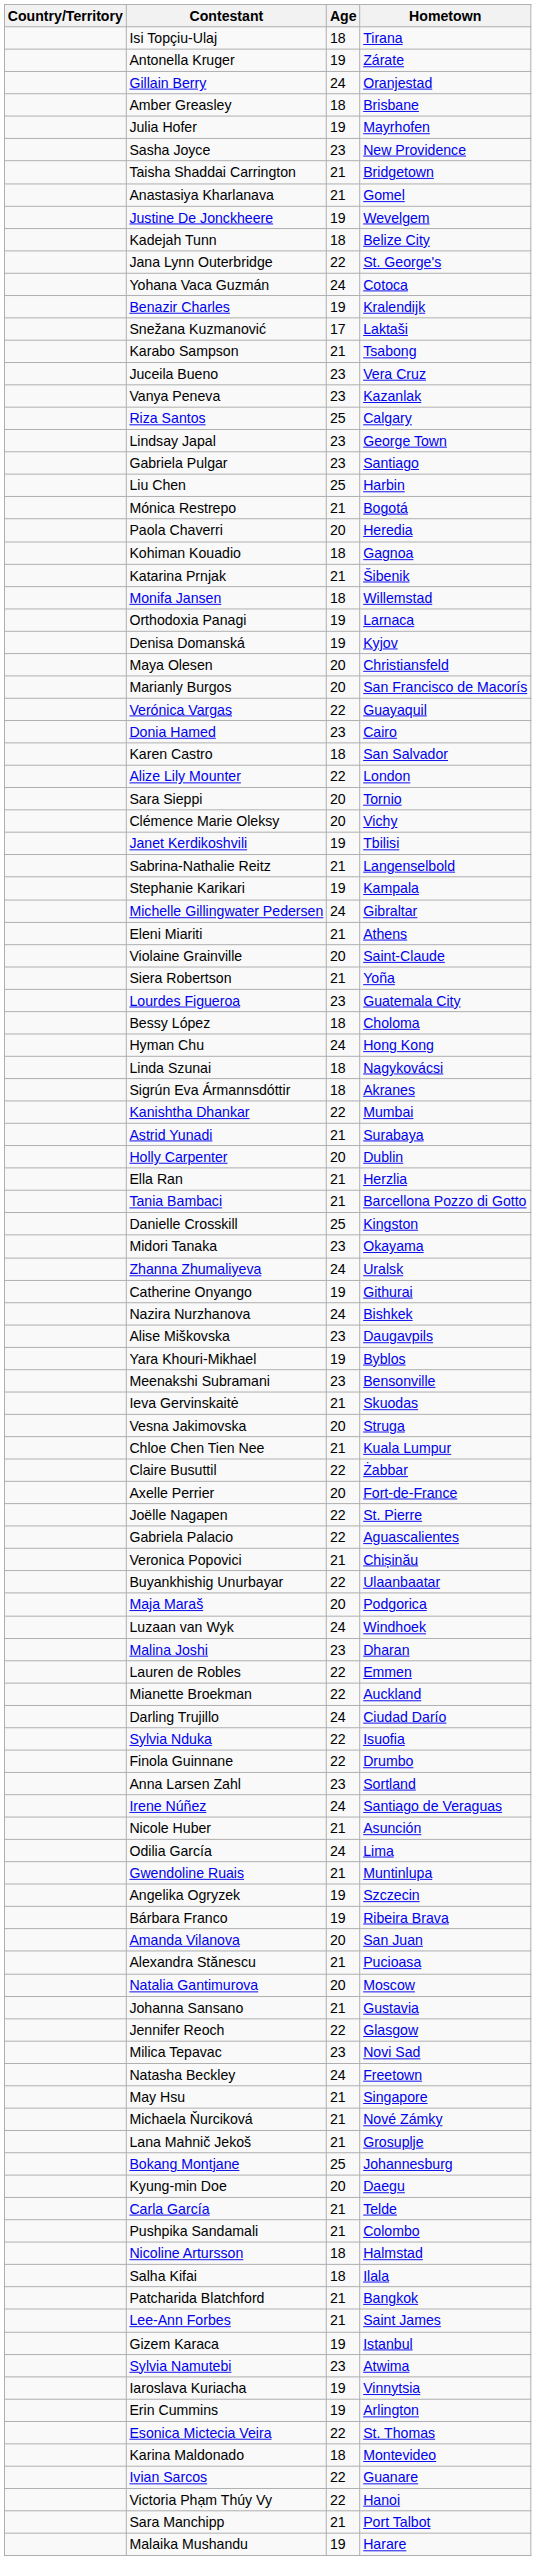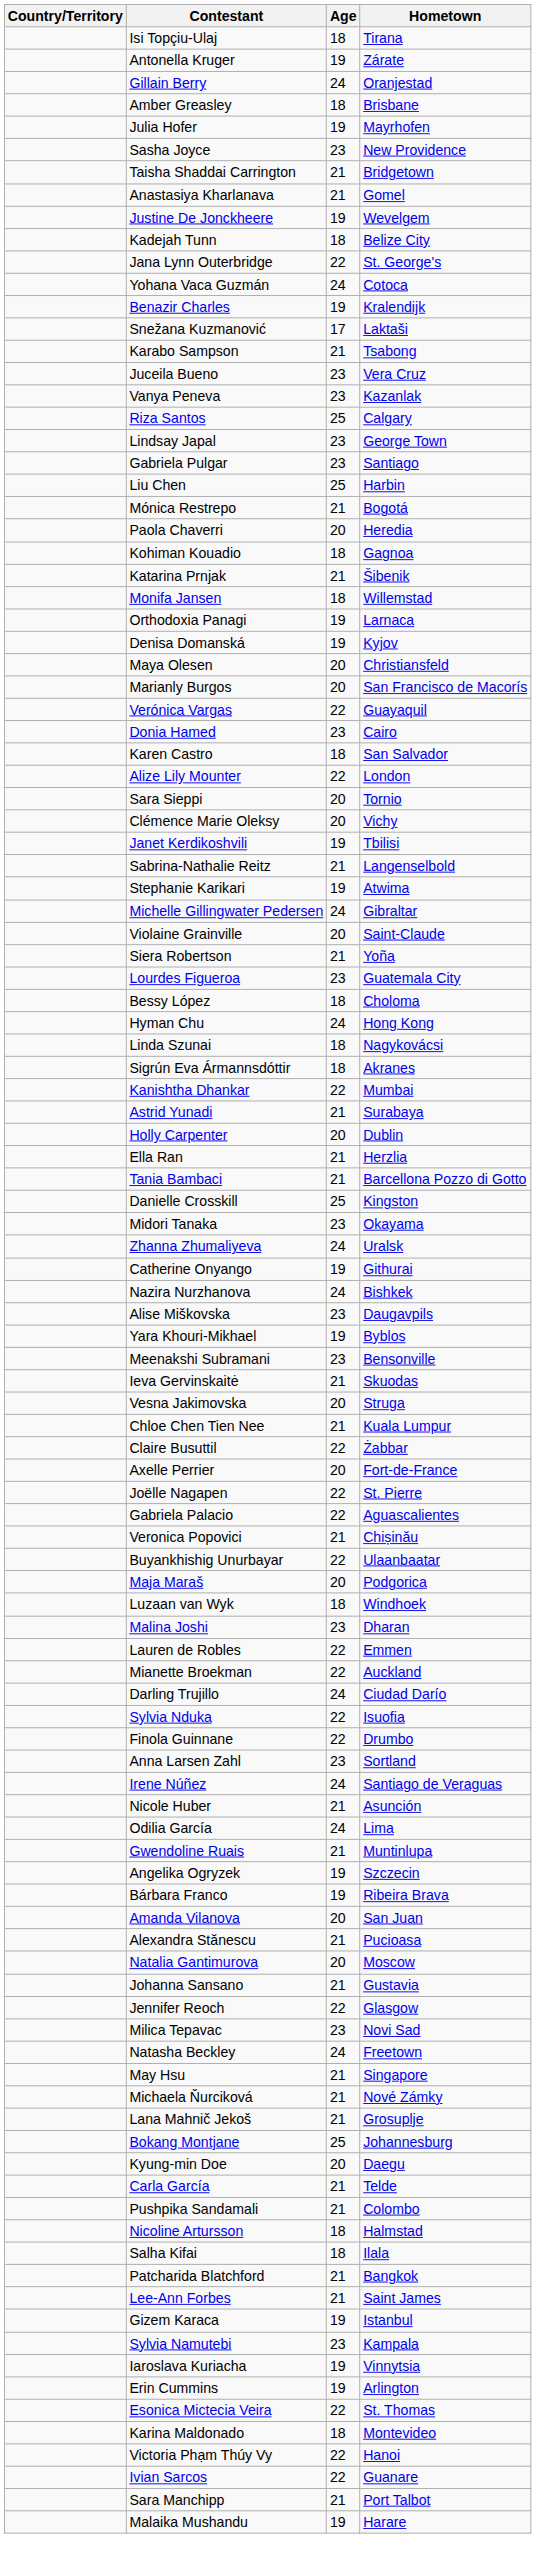(391, 889) Kampala -> (386, 889) Atwima
- row: (166, 933)
(338, 1627) 24 -> (338, 1605) 18
(386, 2366) Atwima -> (391, 2343) Kampala
rows swapped: (168, 2477) <-> (201, 2500)
